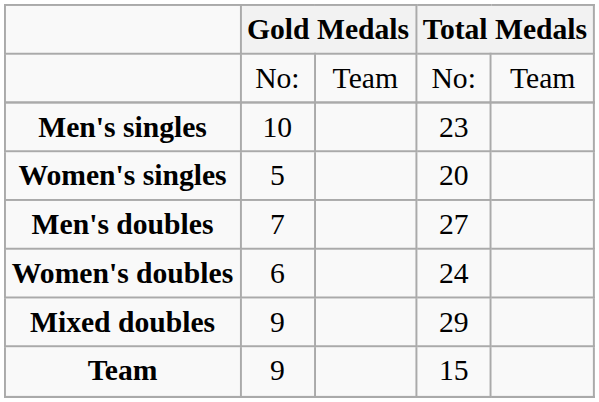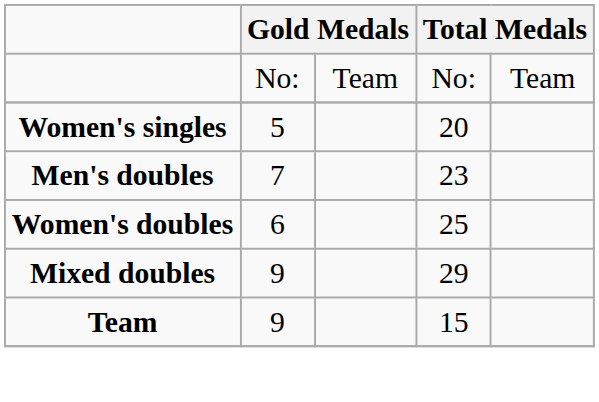- row: (123, 126)
(454, 224) 27 -> (454, 175) 23
(454, 273) 24 -> (454, 224) 25
